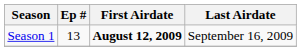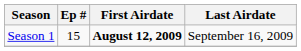(73, 35) 13 -> (73, 35) 15
